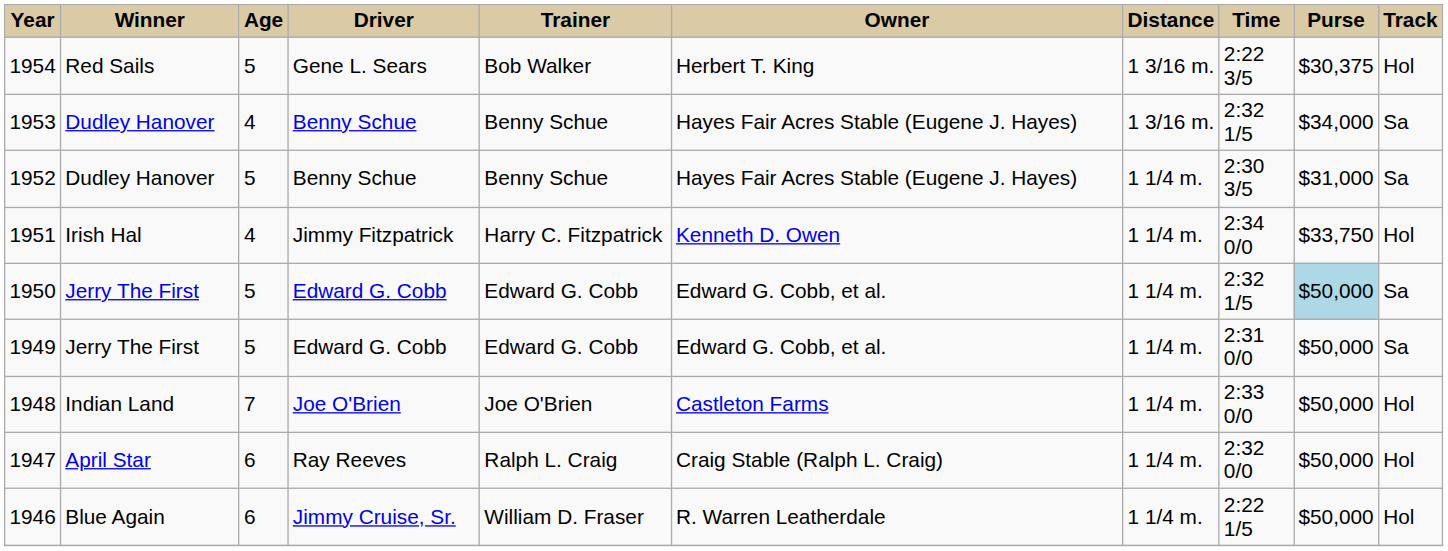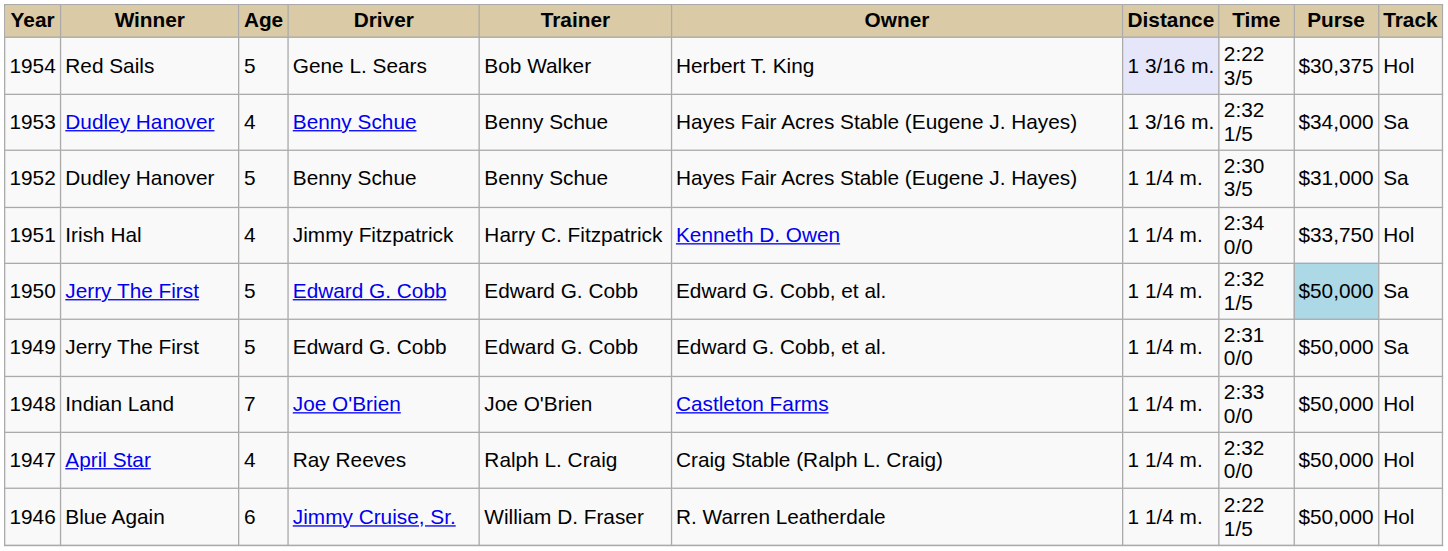(1171, 65) no background -> (1171, 65) lavender background
(250, 460) 6 -> (250, 460) 4
